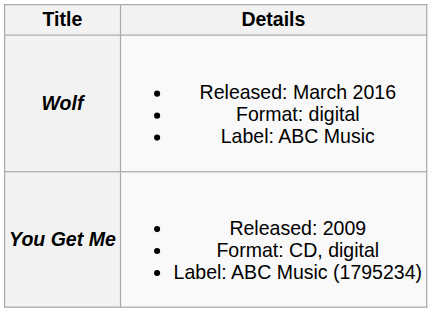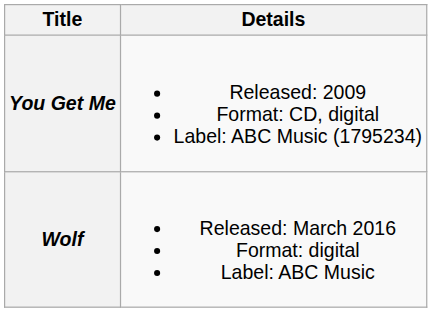rows swapped: (62, 239) <-> (62, 103)
